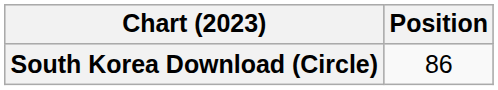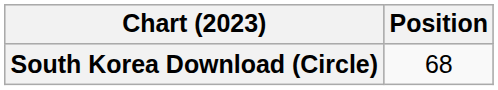(439, 63) 86 -> (439, 63) 68
